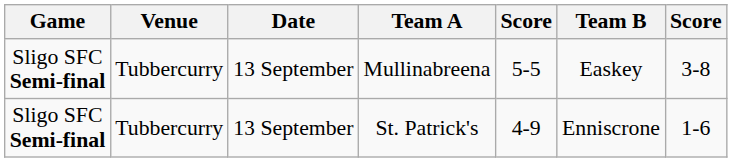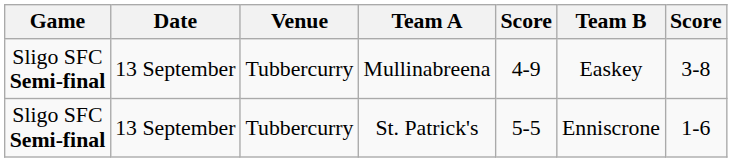columns swapped: (293, 21) <-> (169, 21)
(526, 68) 5-5 -> (526, 68) 4-9
(526, 127) 4-9 -> (526, 127) 5-5
